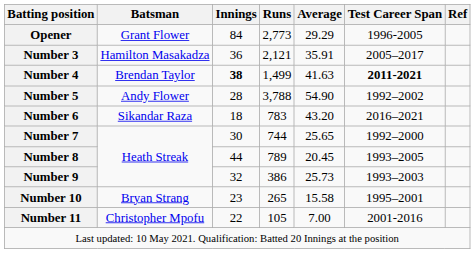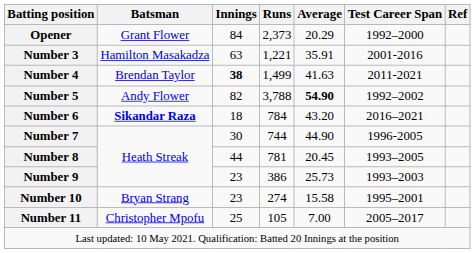(277, 34) 2,773 -> (277, 34) 2,373
(320, 34) 29.29 -> (320, 34) 20.29
(395, 34) 1996-2005 -> (395, 34) 1992–2000
(236, 55) 36 -> (236, 55) 63
(277, 55) 2,121 -> (277, 55) 1,221
(395, 55) 2005–2017 -> (395, 55) 2001-2016
(395, 75) bold -> (395, 75) normal
(236, 95) 28 -> (236, 95) 82
(320, 95) normal -> (320, 95) bold
(155, 116) normal -> (155, 116) bold
(277, 116) 783 -> (277, 116) 784
(320, 136) 25.65 -> (320, 136) 44.90
(395, 136) 1992–2000 -> (395, 136) 1996-2005
(277, 156) 789 -> (277, 156) 781
(236, 177) 32 -> (236, 177) 23
(277, 197) 265 -> (277, 197) 274
(236, 217) 22 -> (236, 217) 25
(395, 217) 2001-2016 -> (395, 217) 2005–2017
